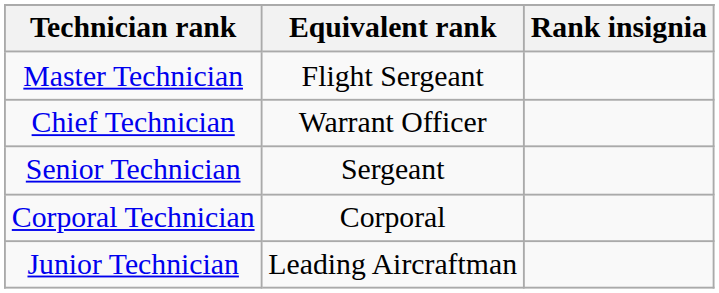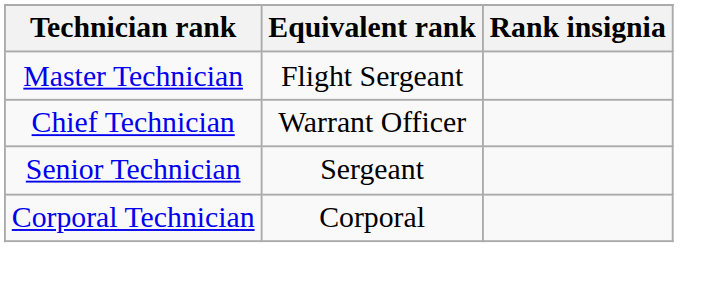- row: (133, 264)
